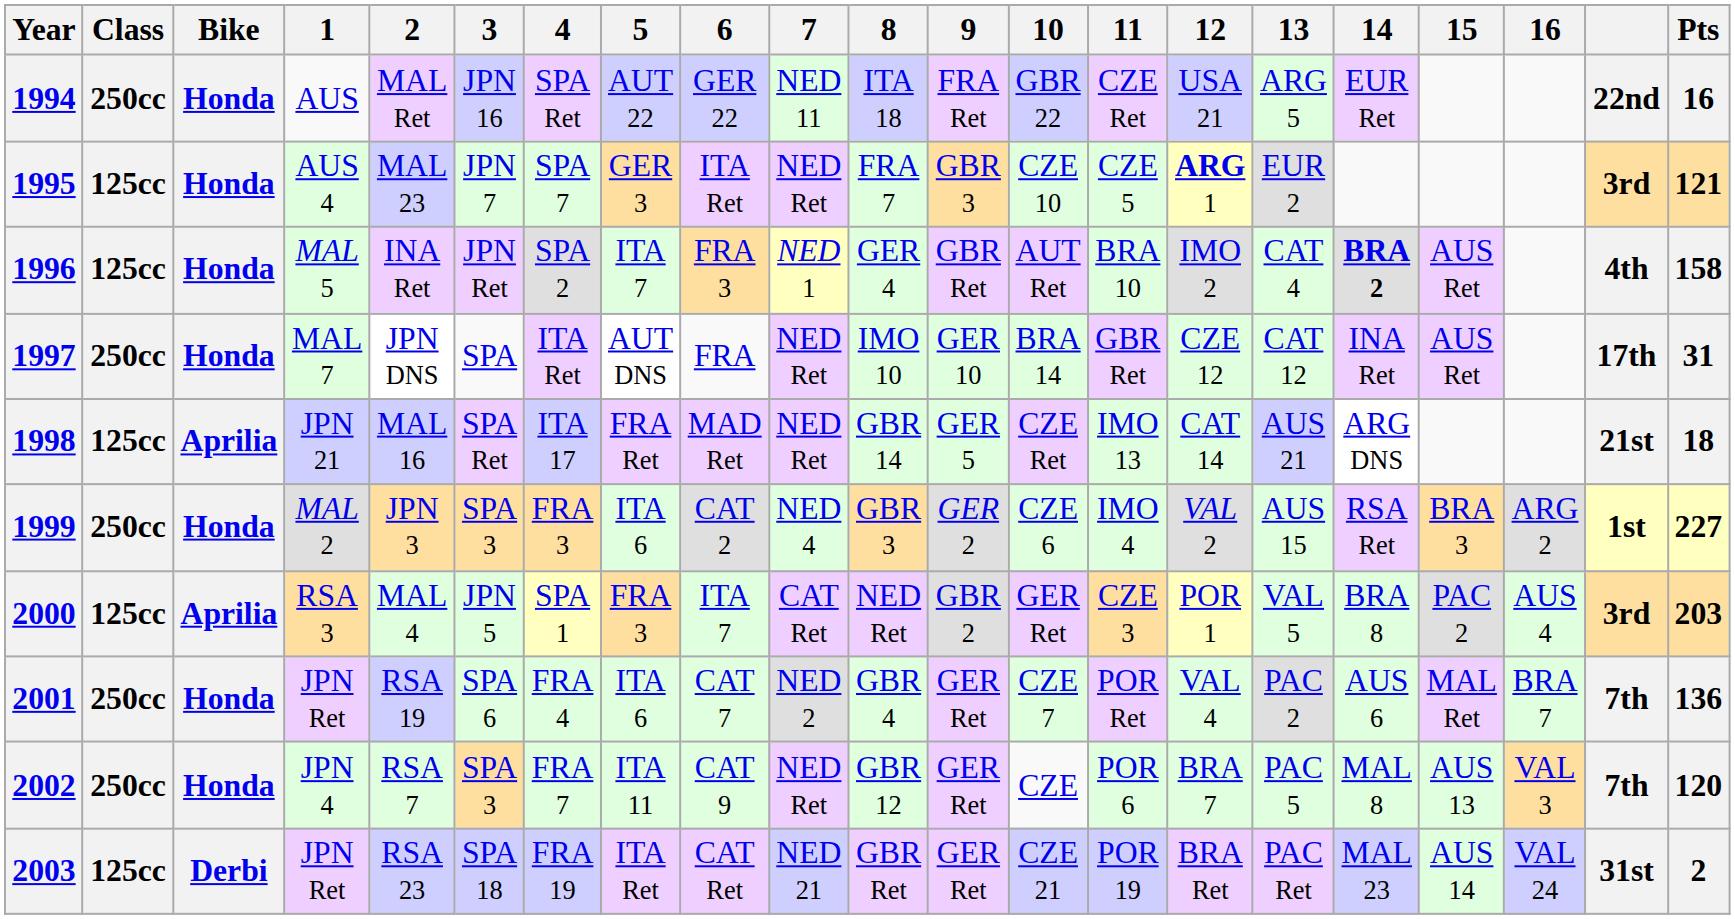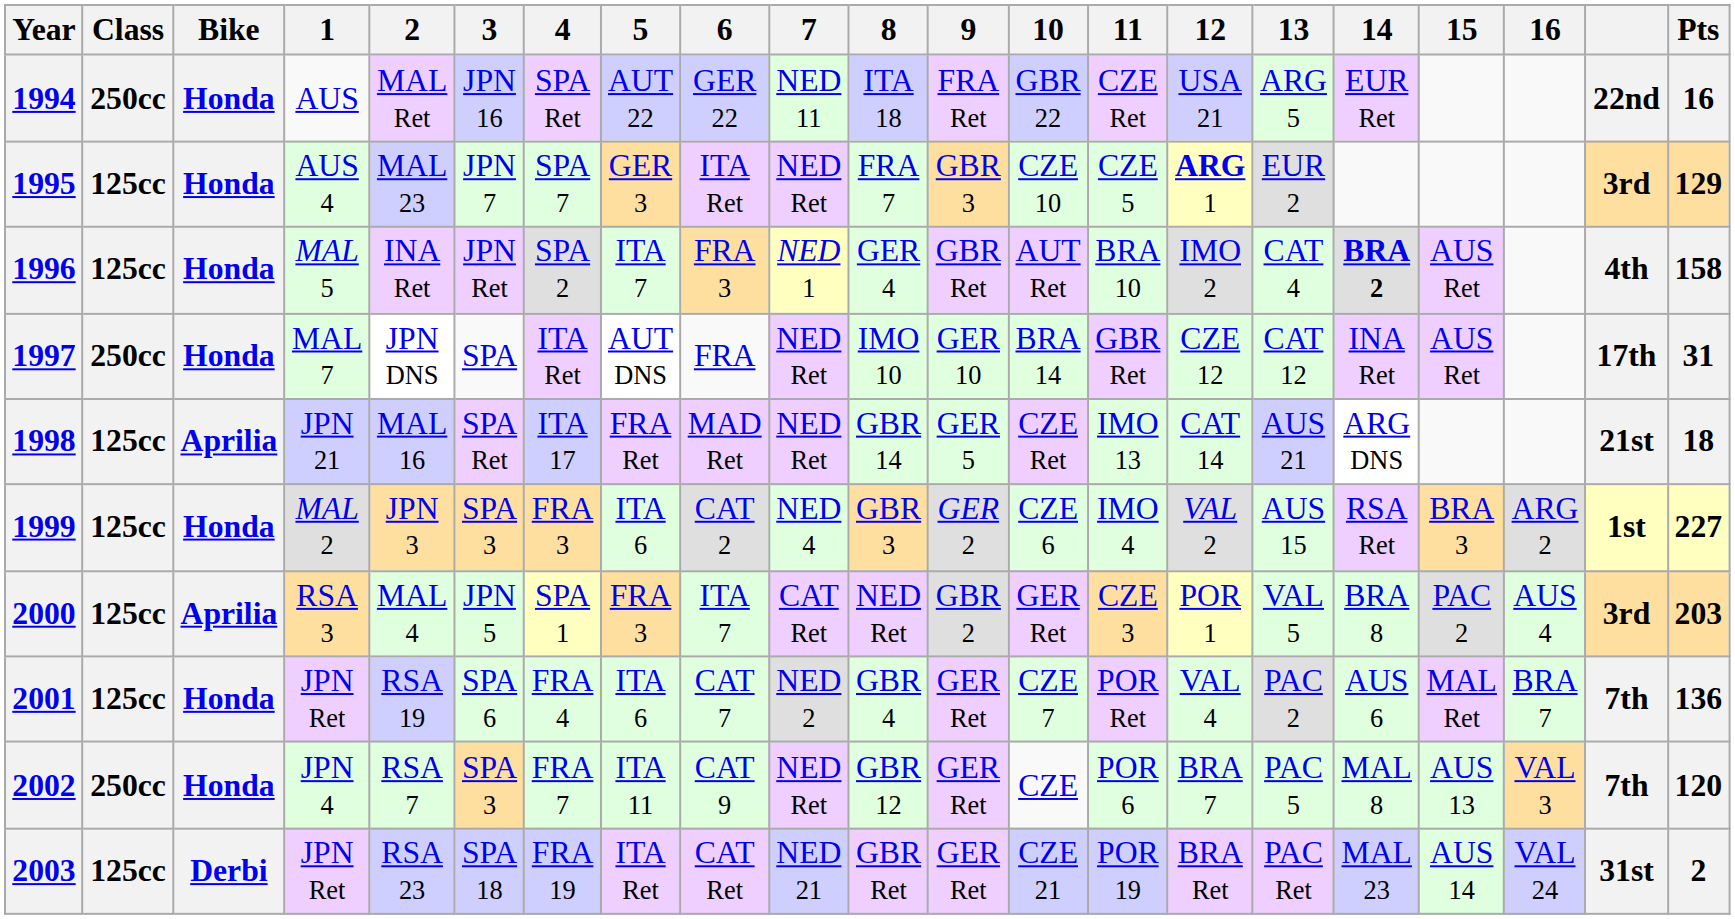(1698, 183) 121 -> (1698, 183) 129
(128, 527) 250cc -> (128, 527) 125cc
(128, 698) 250cc -> (128, 698) 125cc
